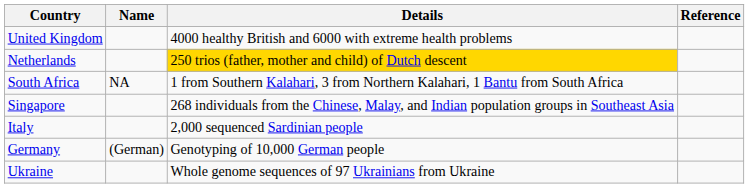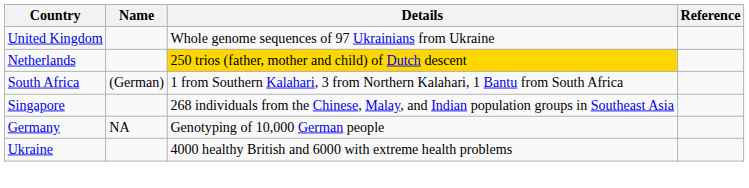(341, 37) 4000 healthy British and 6000 with extreme health problems -> (332, 37) Whole genome sequences of 97 Ukrainians from Ukraine
(119, 82) NA -> (137, 82) (German)
- row: (21, 127)
(137, 149) (German) -> (119, 127) NA
(332, 171) Whole genome sequences of 97 Ukrainians from Ukraine -> (341, 149) 4000 healthy British and 6000 with extreme health problems
